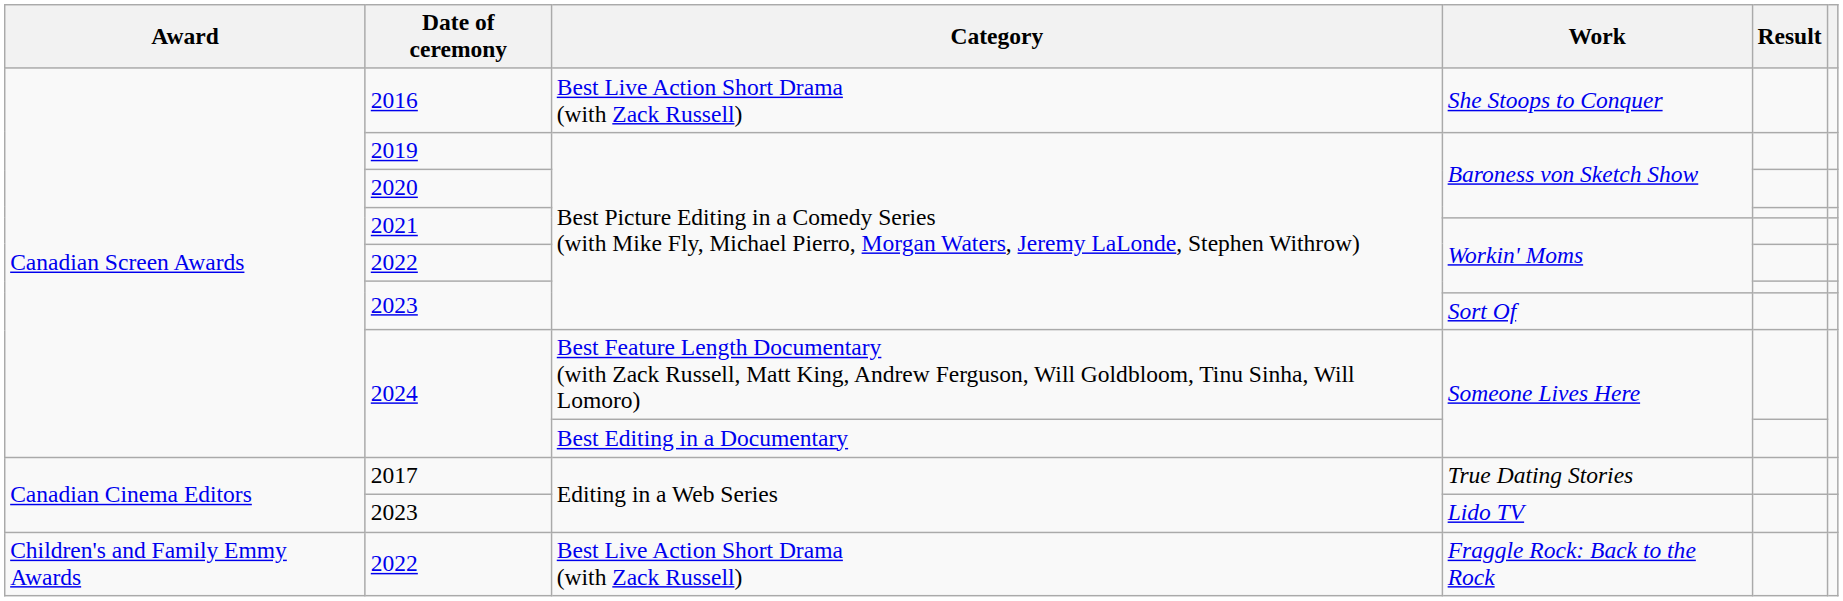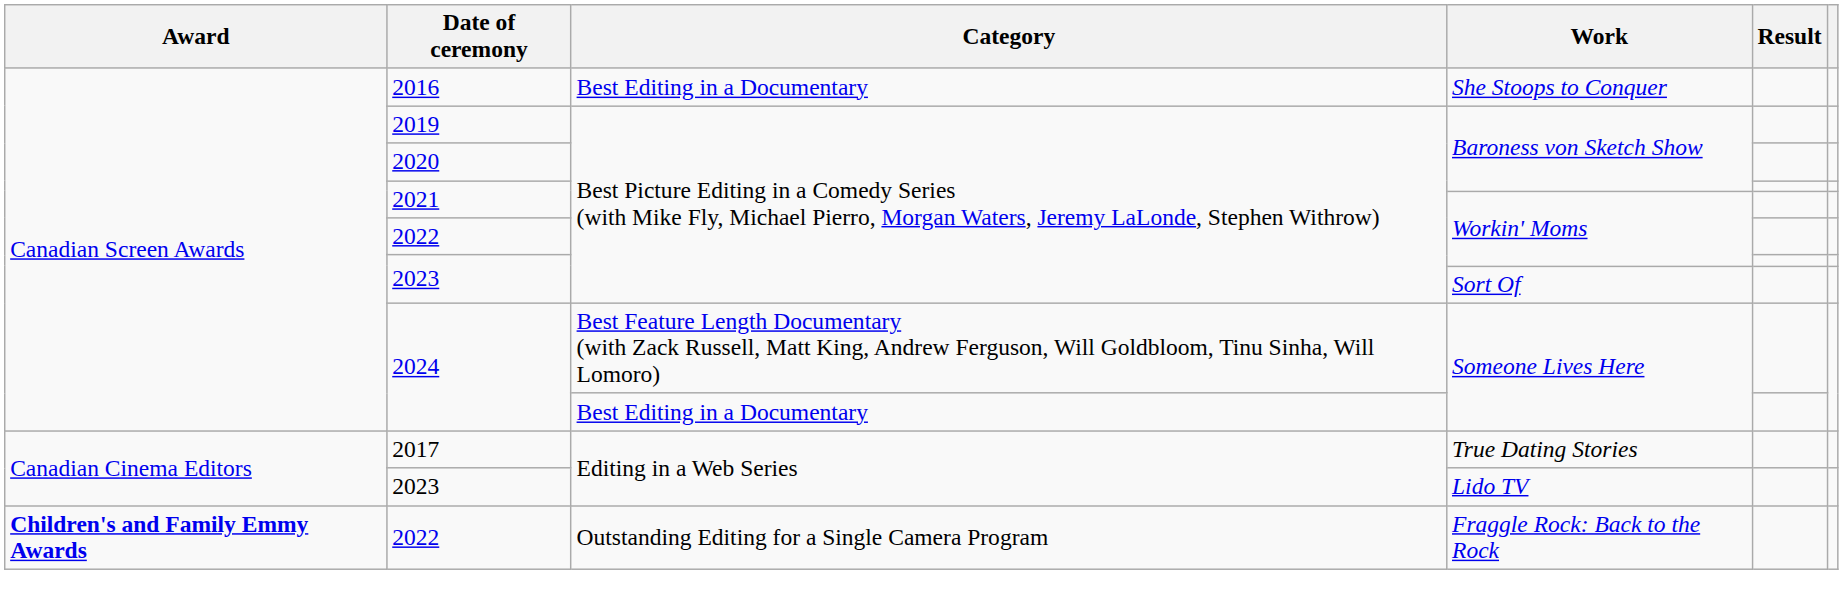(700, 100) Best Live Action Short Drama (with Zack Russell) -> (722, 86) Best Editing in a Documentary
(148, 563) normal -> (159, 536) bold
(700, 563) Best Live Action Short Drama (with Zack Russell) -> (812, 536) Outstanding Editing for a Single Camera Program
